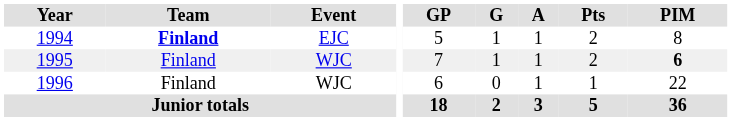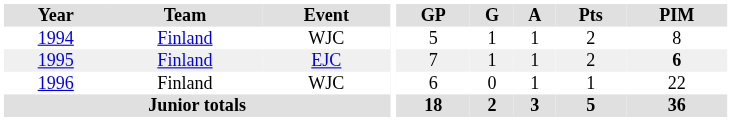(188, 37) bold -> (185, 37) normal
(334, 37) EJC -> (326, 37) WJC
(334, 60) WJC -> (326, 60) EJC
